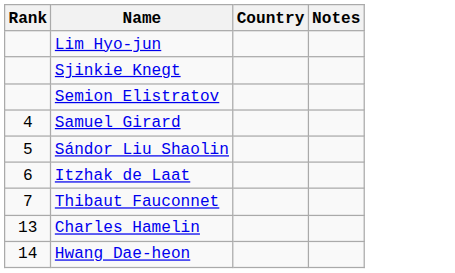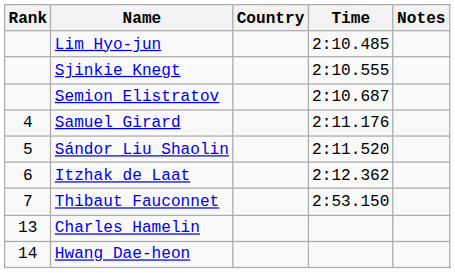+ column: (351, 18)
